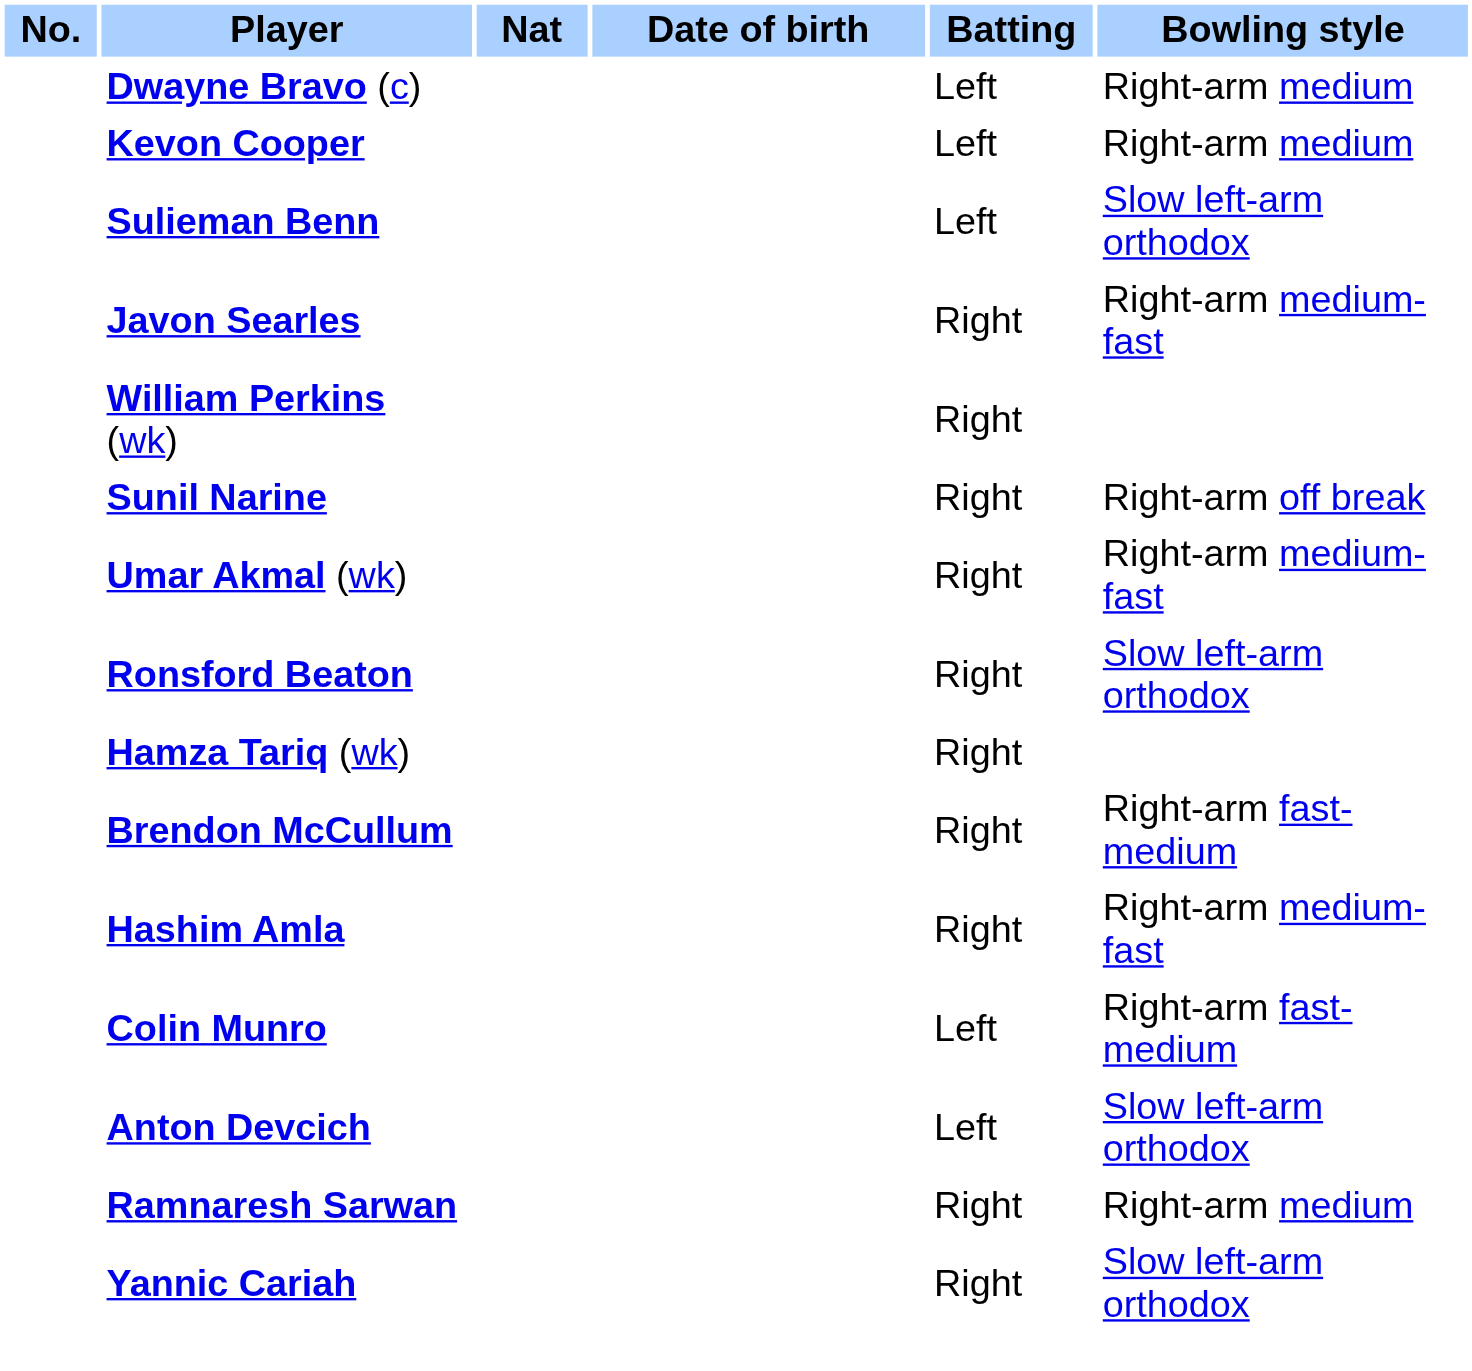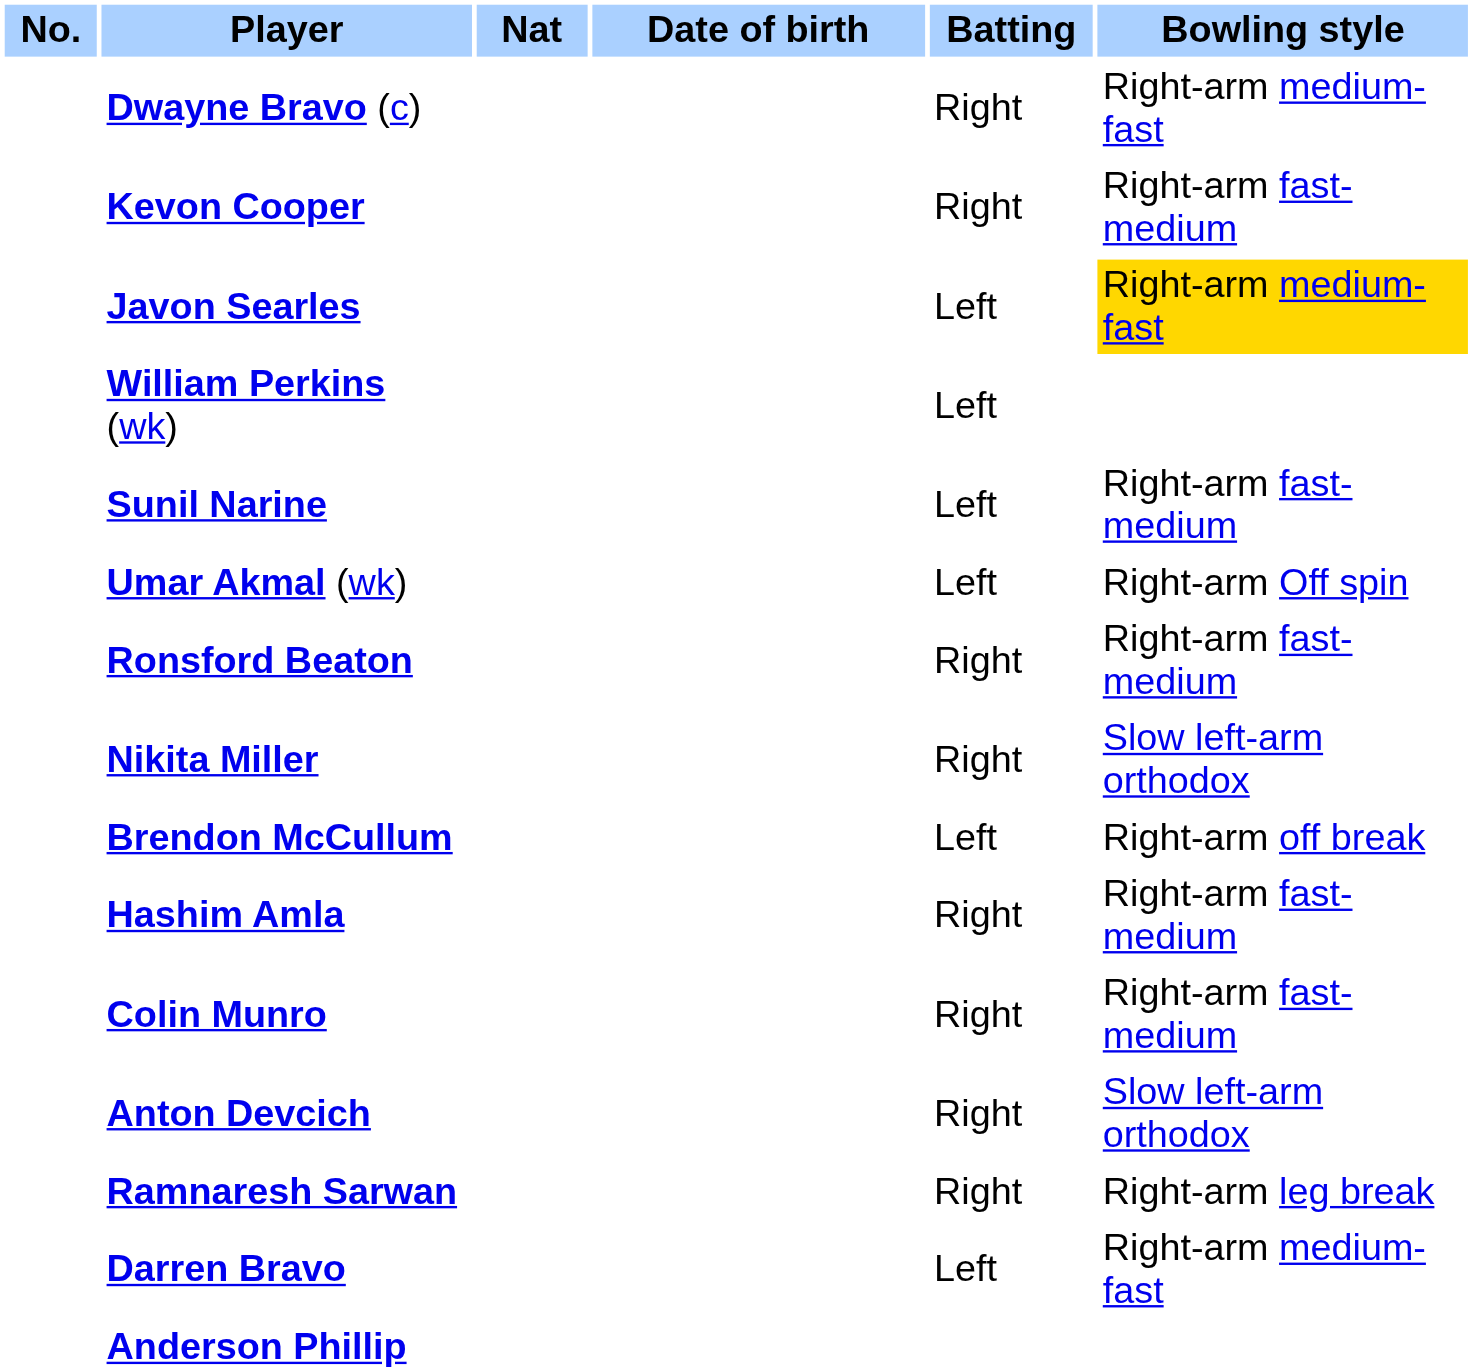(966, 86) Left -> (978, 107) Right
(1258, 86) Right-arm medium -> (1264, 107) Right-arm medium-fast
(966, 143) Left -> (978, 206) Right
(1258, 143) Right-arm medium -> (1228, 206) Right-arm fast-medium
- row: (243, 221)
(978, 320) Right -> (966, 306) Left
(1264, 320) no background -> (1264, 306) gold background
(978, 419) Right -> (966, 405) Left
(978, 497) Right -> (966, 504) Left
(1264, 497) Right-arm off break -> (1228, 504) Right-arm fast-medium
(978, 575) Right -> (966, 582) Left
(1264, 575) Right-arm medium-fast -> (1256, 582) Right-arm Off spin
(1213, 674) Slow left-arm orthodox -> (1228, 660) Right-arm fast-medium
+ row: (213, 759)
- row: (258, 752)
(978, 830) Right -> (966, 837) Left
(1228, 830) Right-arm fast-medium -> (1264, 837) Right-arm off break
(1264, 929) Right-arm medium-fast -> (1228, 914) Right-arm fast-medium
(966, 1028) Left -> (978, 1014) Right
(966, 1127) Left -> (978, 1113) Right
(1258, 1205) Right-arm medium -> (1269, 1191) Right-arm leg break
- row: (231, 1283)
+ row: (226, 1268)
+ row: (257, 1346)
